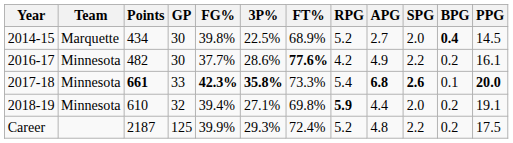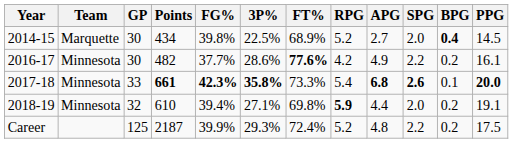columns swapped: (182, 15) <-> (146, 15)
